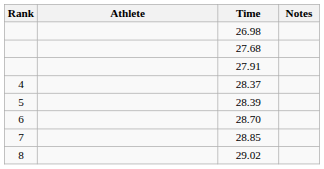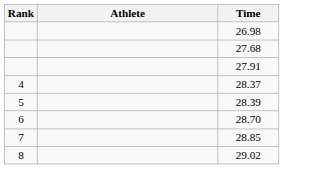- column: (299, 13)
